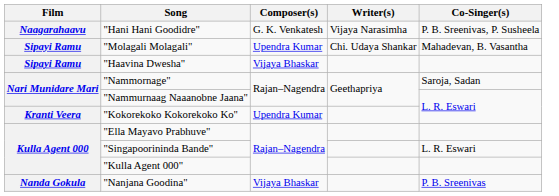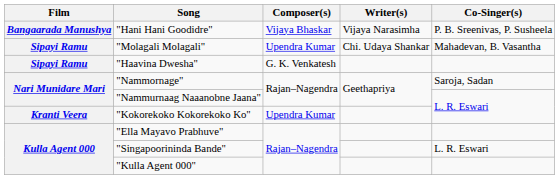(53, 30) Naagarahaavu -> (59, 30) Bangaarada Manushya
(288, 30) G. K. Venkatesh -> (299, 30) Vijaya Bhaskar
(286, 64) Vijaya Bhaskar -> (301, 64) G. K. Venkatesh
- row: (146, 183)
